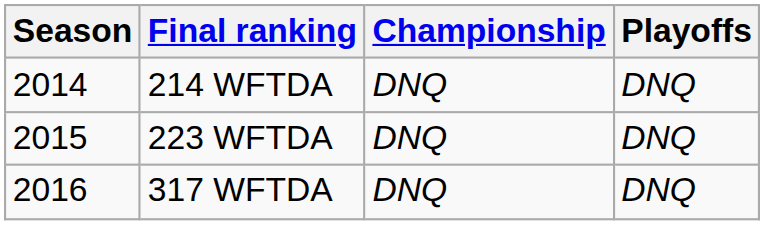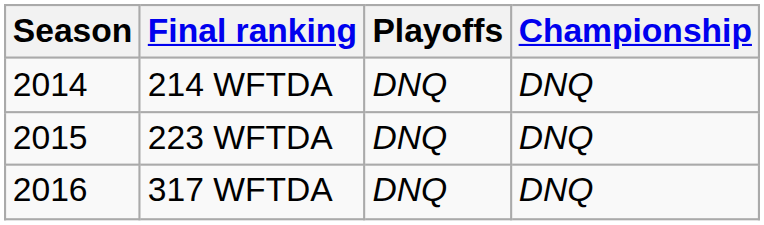columns swapped: (687, 31) <-> (489, 31)
